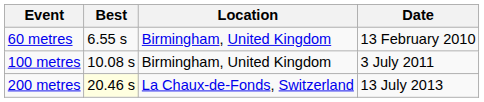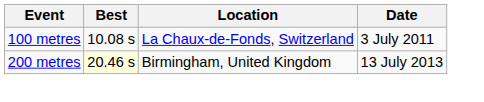- row: (40, 39)
(237, 62) Birmingham, United Kingdom -> (248, 39) La Chaux-de-Fonds, Switzerland
(248, 85) La Chaux-de-Fonds, Switzerland -> (237, 62) Birmingham, United Kingdom
